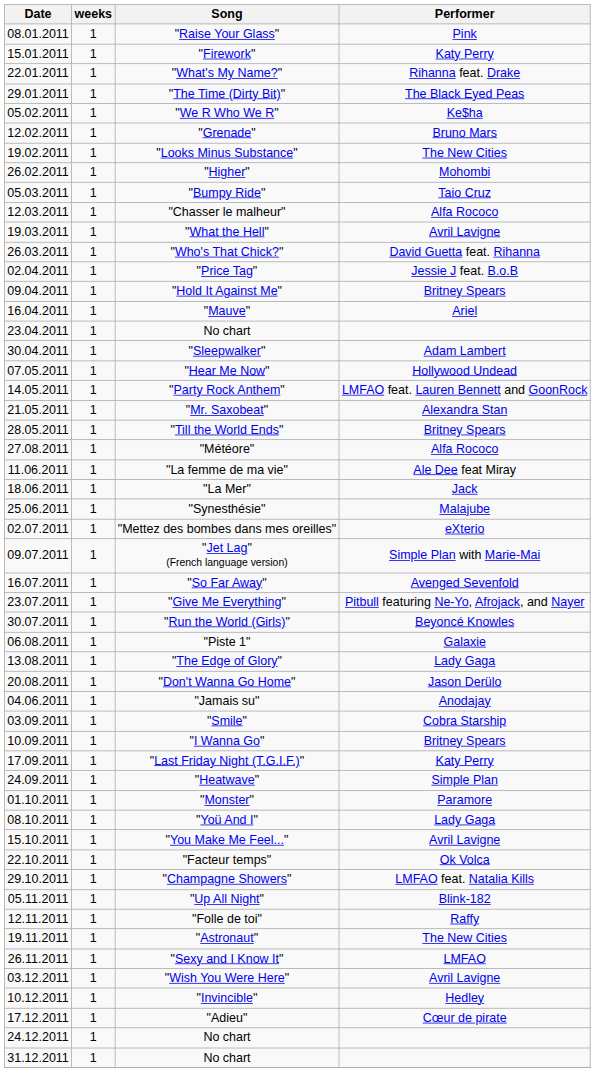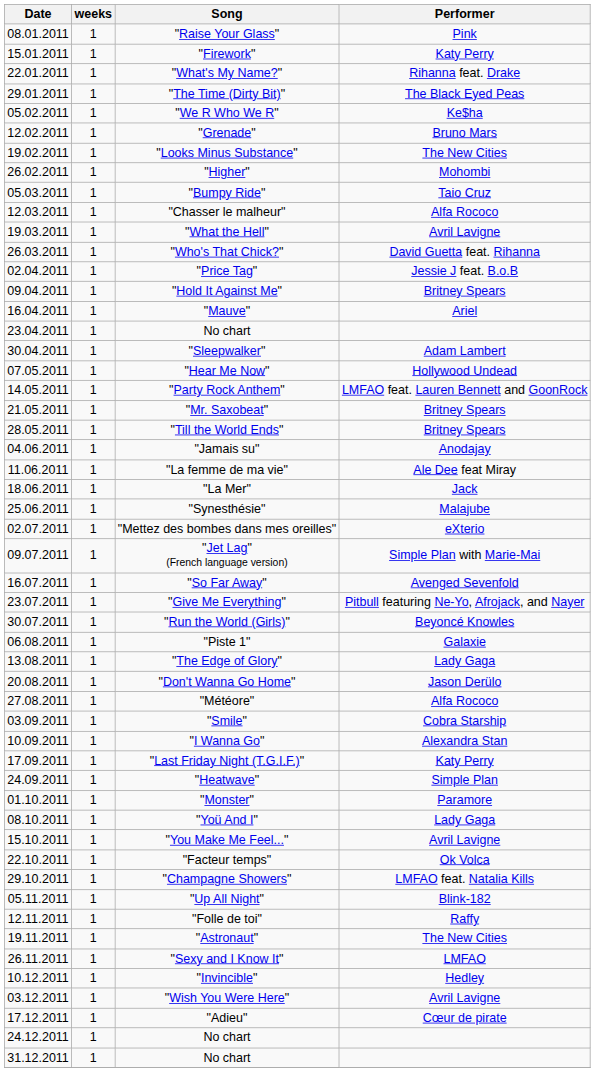(465, 410) Alexandra Stan -> (465, 410) Britney Spears
rows swapped: (38, 701) <-> (38, 449)
(465, 740) Britney Spears -> (465, 740) Alexandra Stan
rows swapped: (38, 978) <-> (38, 998)
